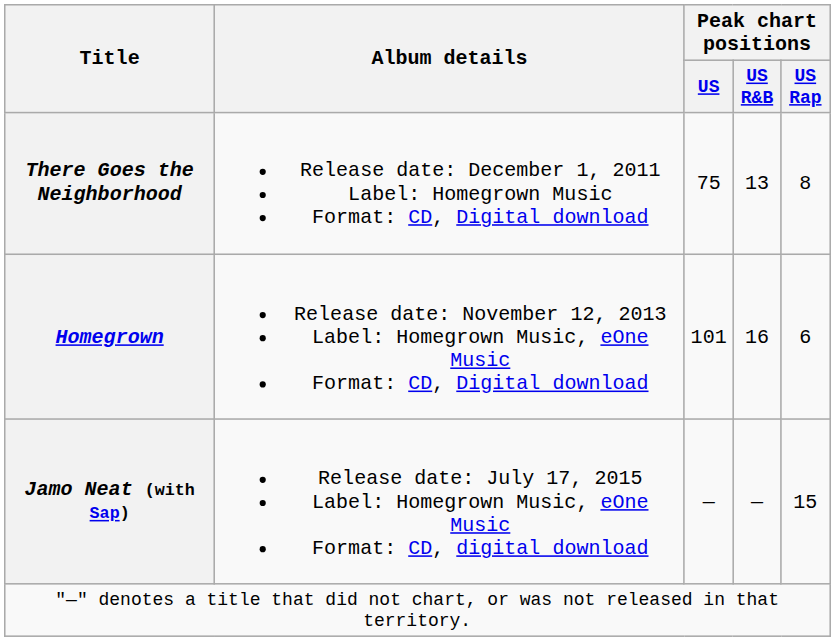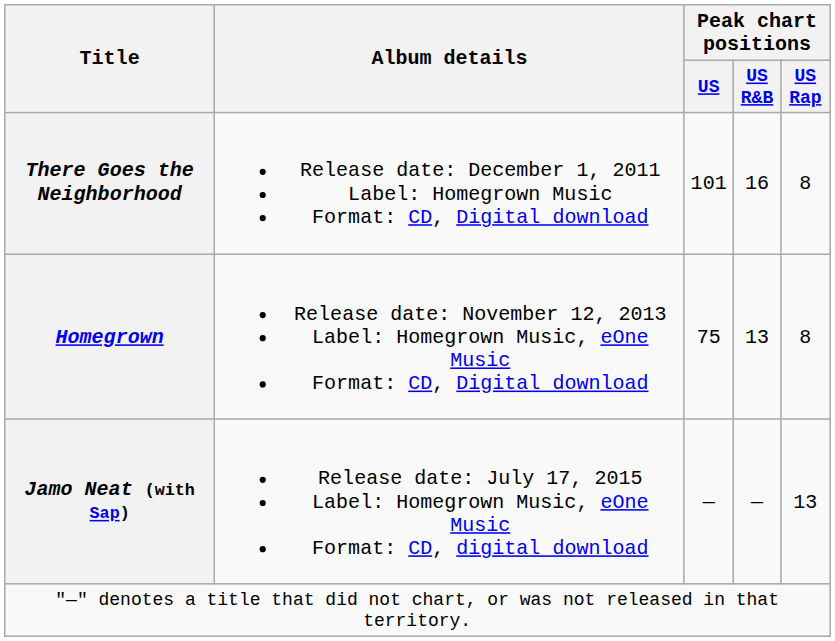(709, 183) 75 -> (709, 183) 101
(757, 183) 13 -> (757, 183) 16
(709, 337) 101 -> (709, 337) 75
(757, 337) 16 -> (757, 337) 13
(805, 337) 6 -> (805, 337) 8
(805, 502) 15 -> (805, 502) 13
